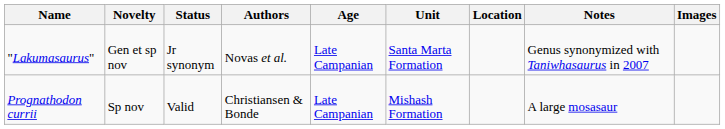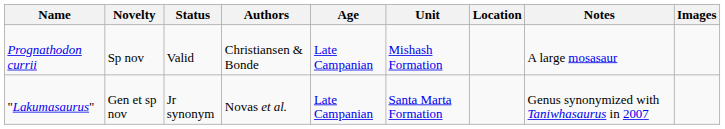rows swapped: (51, 57) <-> (45, 106)
